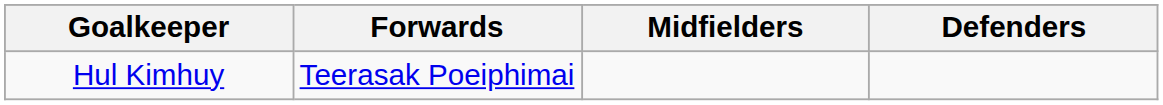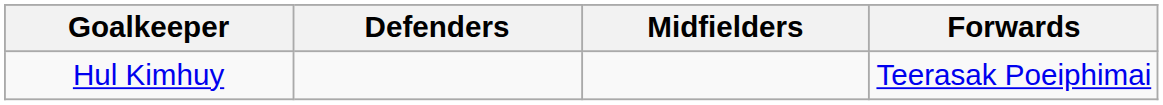columns swapped: (1014, 27) <-> (437, 27)
